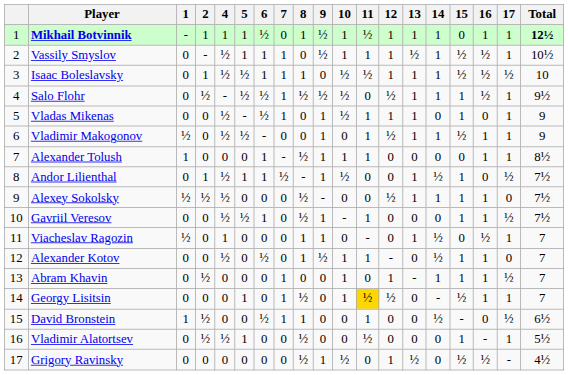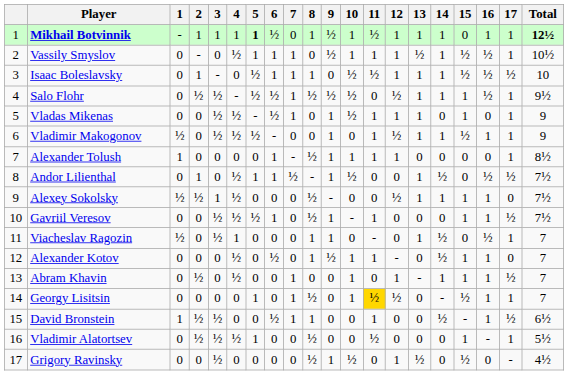+ column: (218, 14)
(245, 34) normal -> (255, 34) bold
(225, 75) ½ -> (236, 75) 0
(391, 156) 0 -> (397, 156) 1
(485, 156) 1 -> (488, 156) 0
(462, 177) 1 -> (465, 177) 0
(485, 177) 0 -> (488, 177) ½
(225, 278) 0 -> (236, 278) ½
(485, 319) 0 -> (488, 319) 1
(485, 359) ½ -> (488, 359) 0
